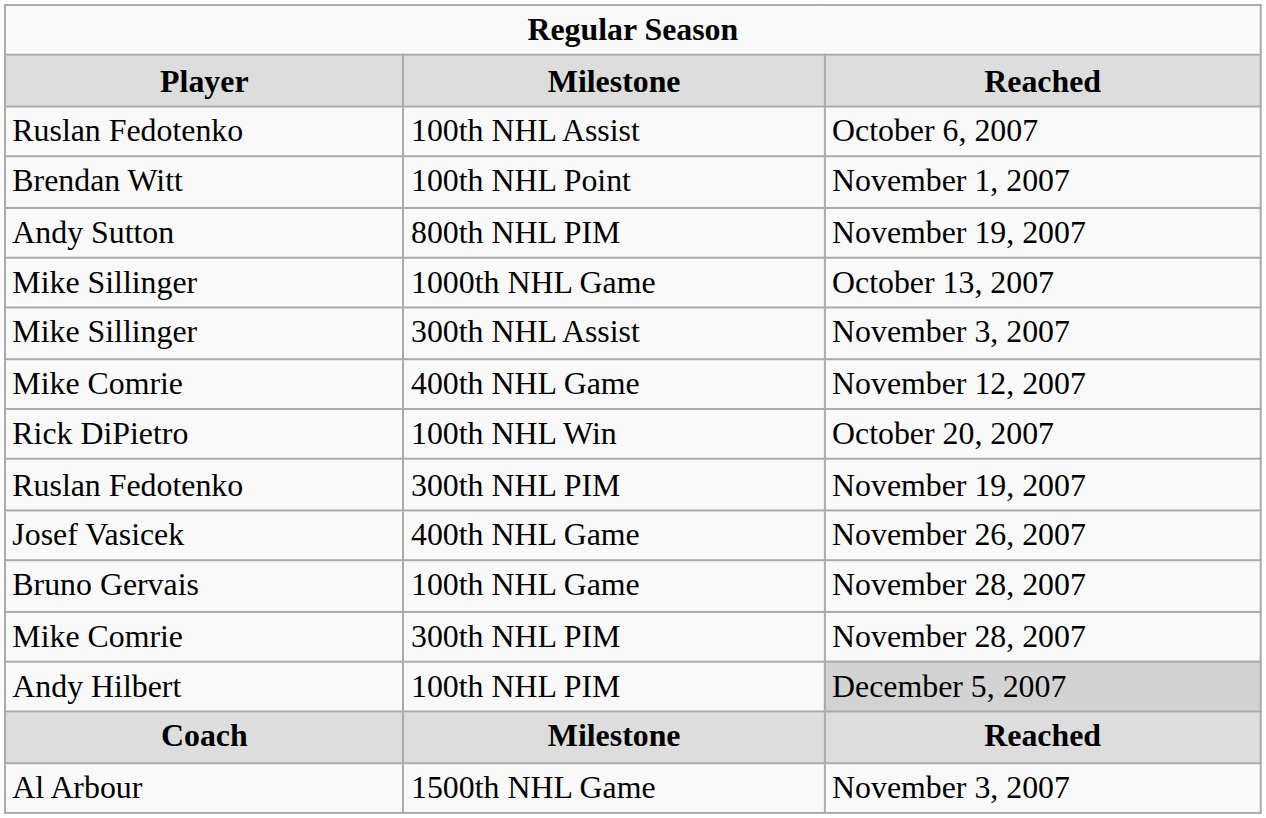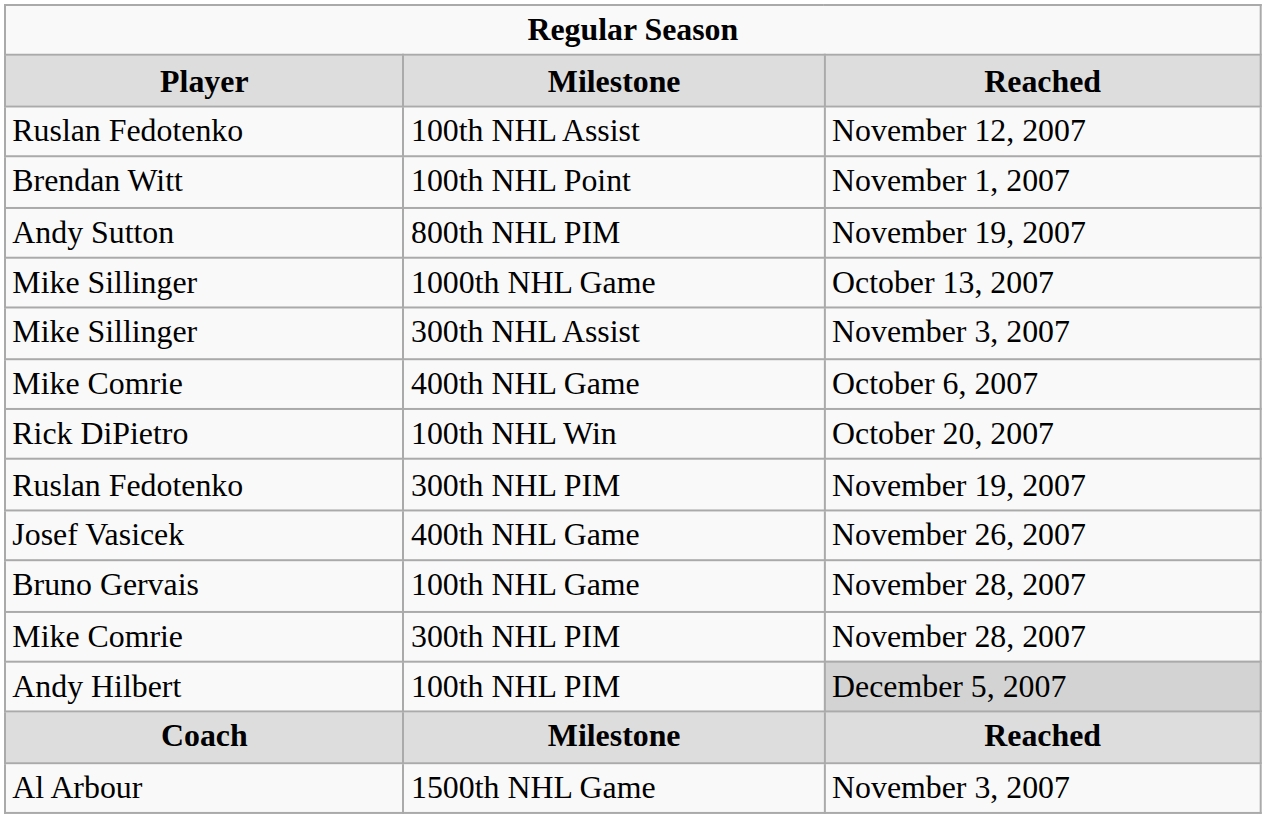(935, 130) October 6, 2007 -> (959, 130) November 12, 2007
(959, 383) November 12, 2007 -> (935, 383) October 6, 2007
